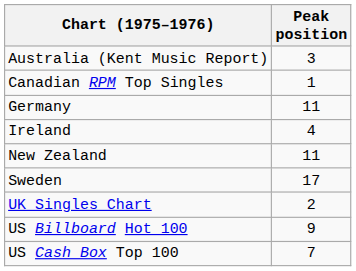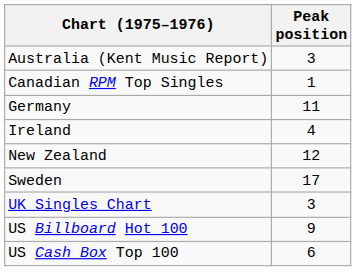(311, 156) 11 -> (311, 156) 12
(311, 205) 2 -> (311, 205) 3
(311, 253) 7 -> (311, 253) 6
